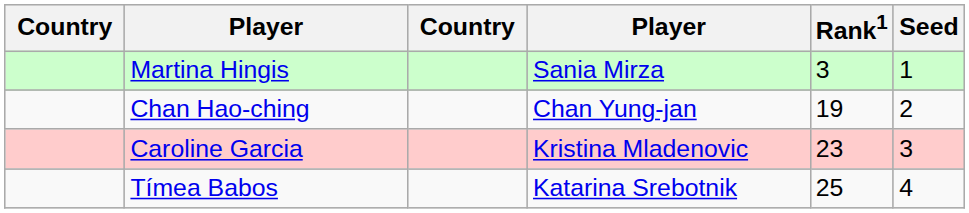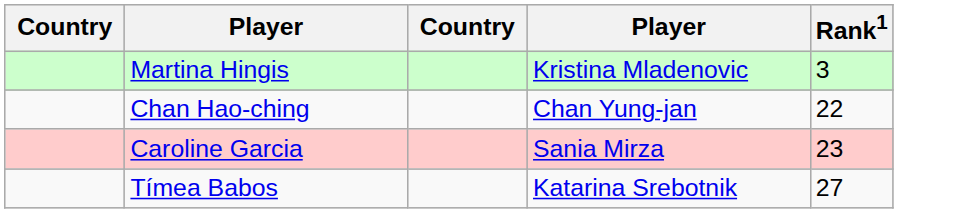- column: (929, 27)
(599, 70) Sania Mirza -> (641, 70) Kristina Mladenovic
(830, 109) 19 -> (830, 109) 22
(641, 148) Kristina Mladenovic -> (599, 148) Sania Mirza
(830, 188) 25 -> (830, 188) 27
